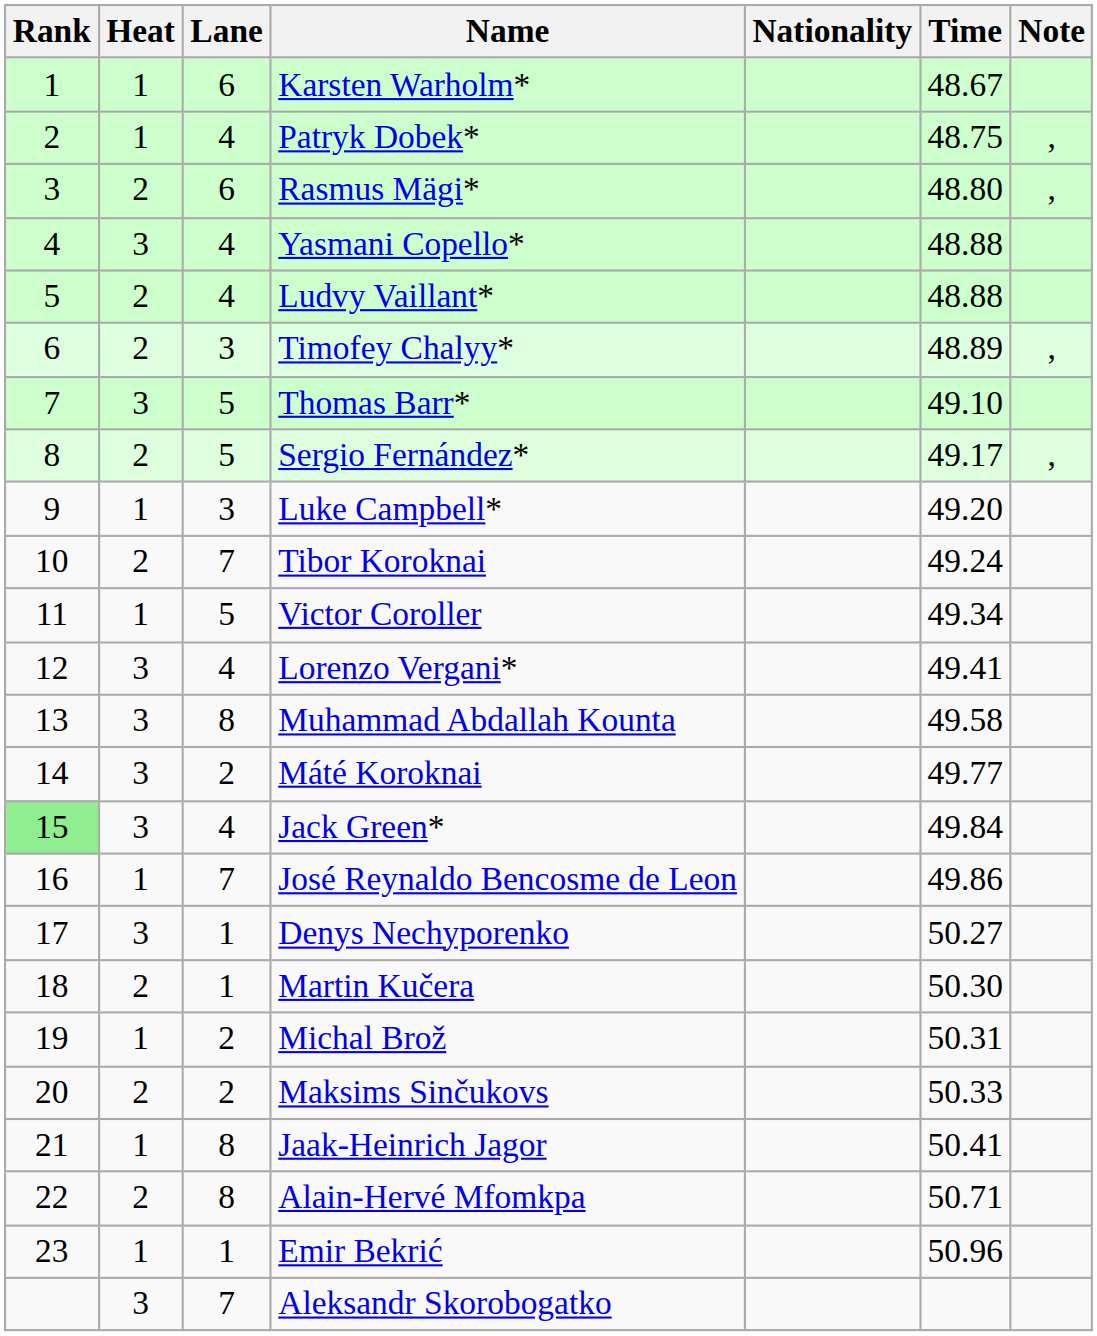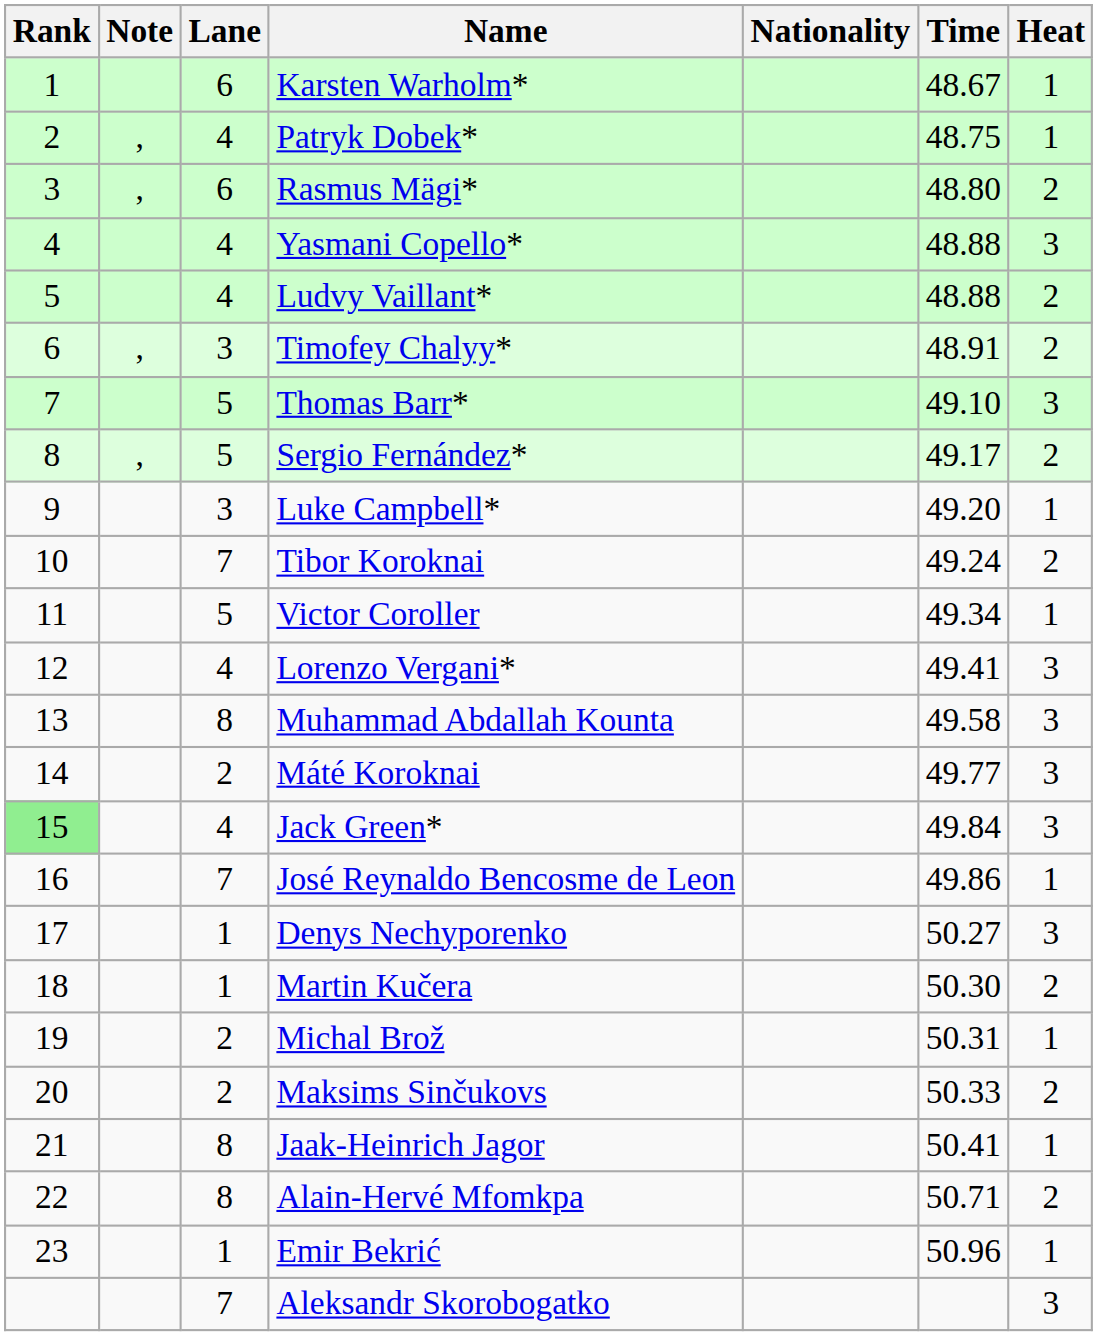columns swapped: (141, 31) <-> (1052, 31)
(965, 349) 48.89 -> (963, 349) 48.91
